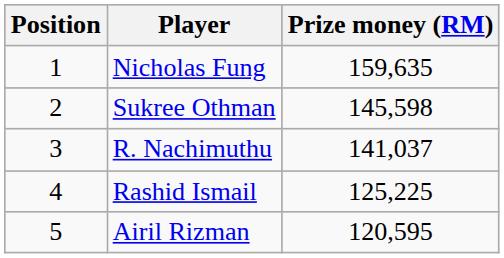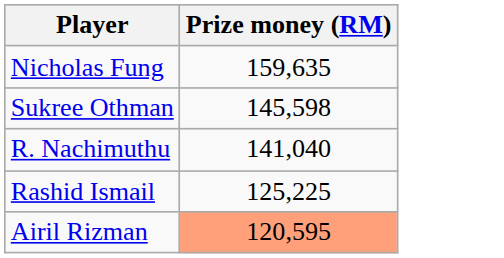- column: (56, 25)
(391, 149) 141,037 -> (289, 149) 141,040
(391, 231) no background -> (289, 231) lightsalmon background
